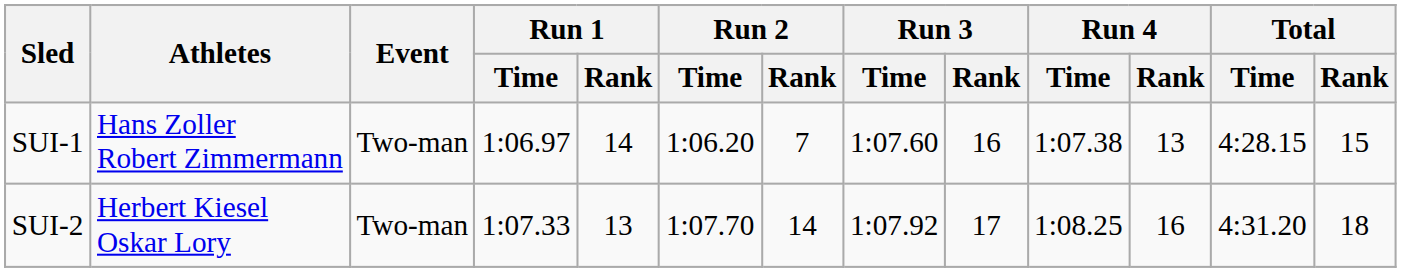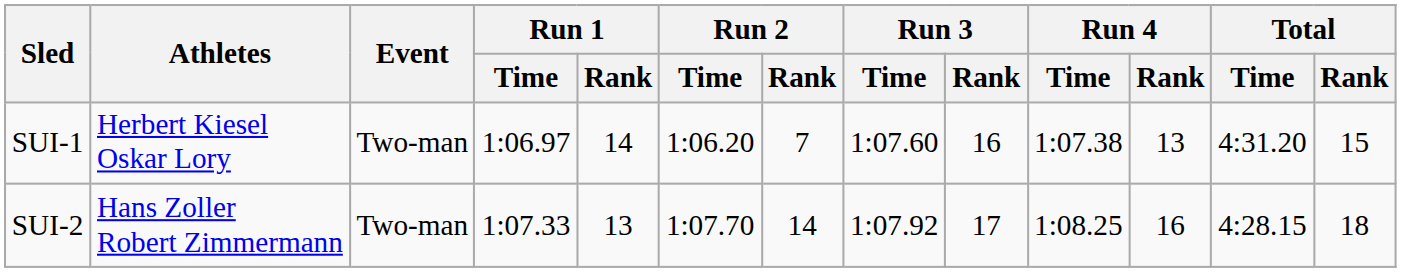(220, 142) Hans Zoller Robert Zimmermann -> (183, 142) Herbert Kiesel Oskar Lory
(1262, 142) 4:28.15 -> (1262, 142) 4:31.20
(183, 225) Herbert Kiesel Oskar Lory -> (220, 225) Hans Zoller Robert Zimmermann
(1262, 225) 4:31.20 -> (1262, 225) 4:28.15
